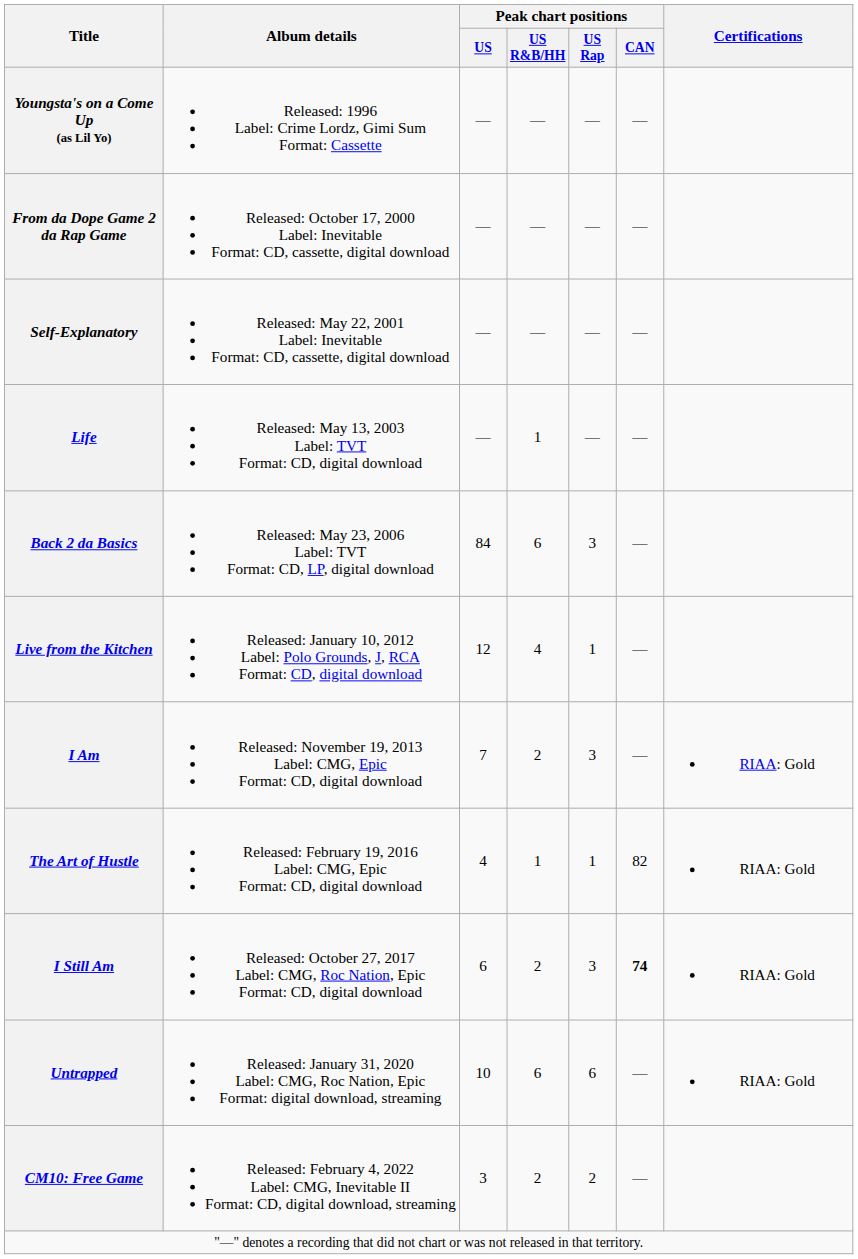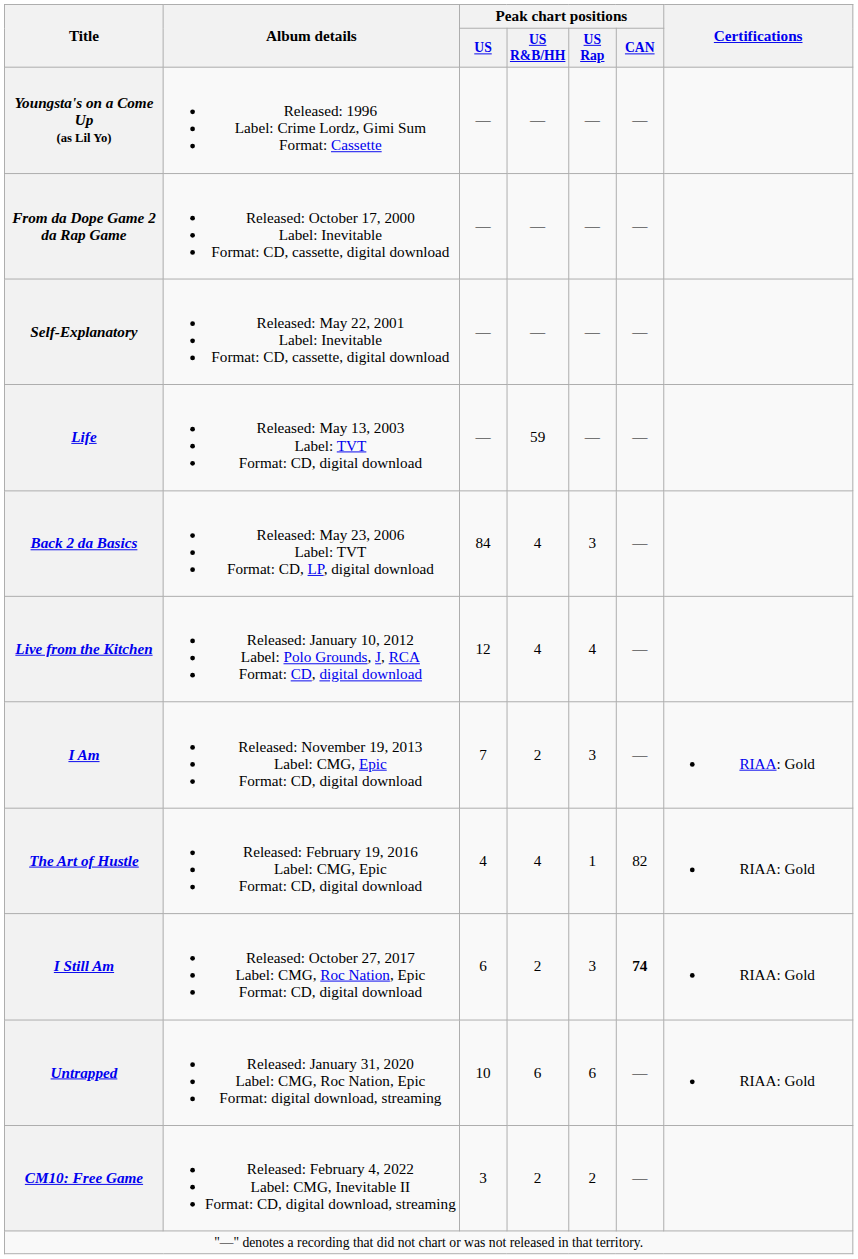(538, 437) 1 -> (538, 437) 59
(538, 543) 6 -> (538, 543) 4
(592, 649) 1 -> (592, 649) 4
(538, 860) 1 -> (538, 860) 4
